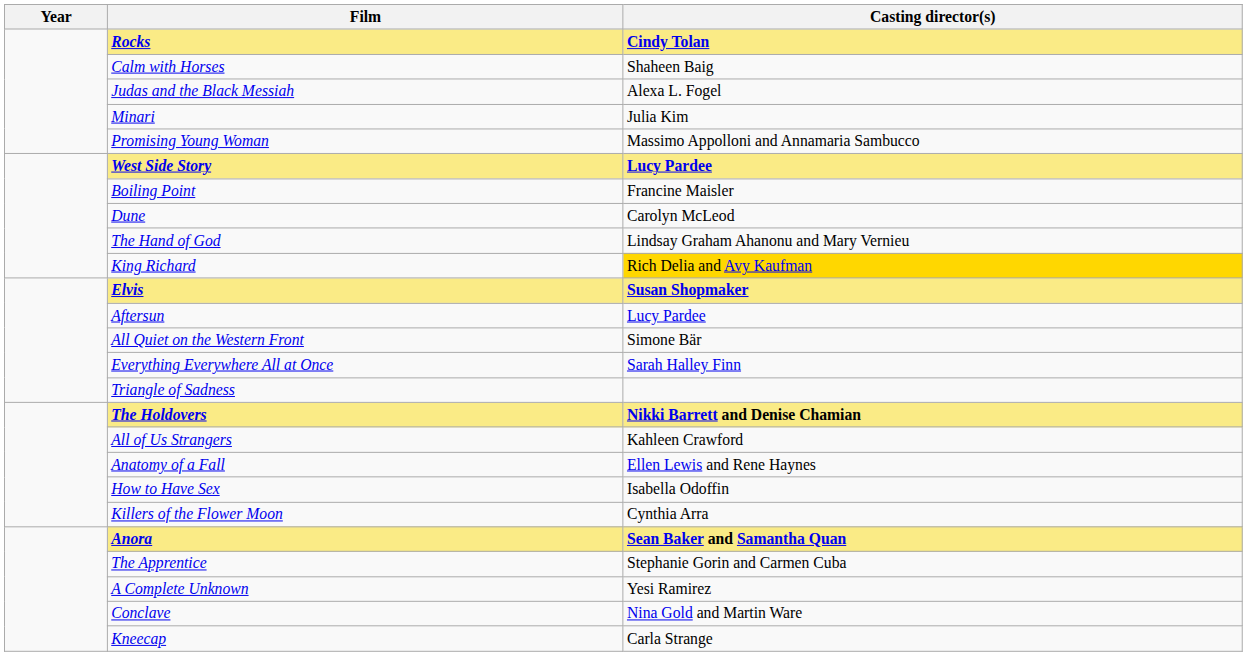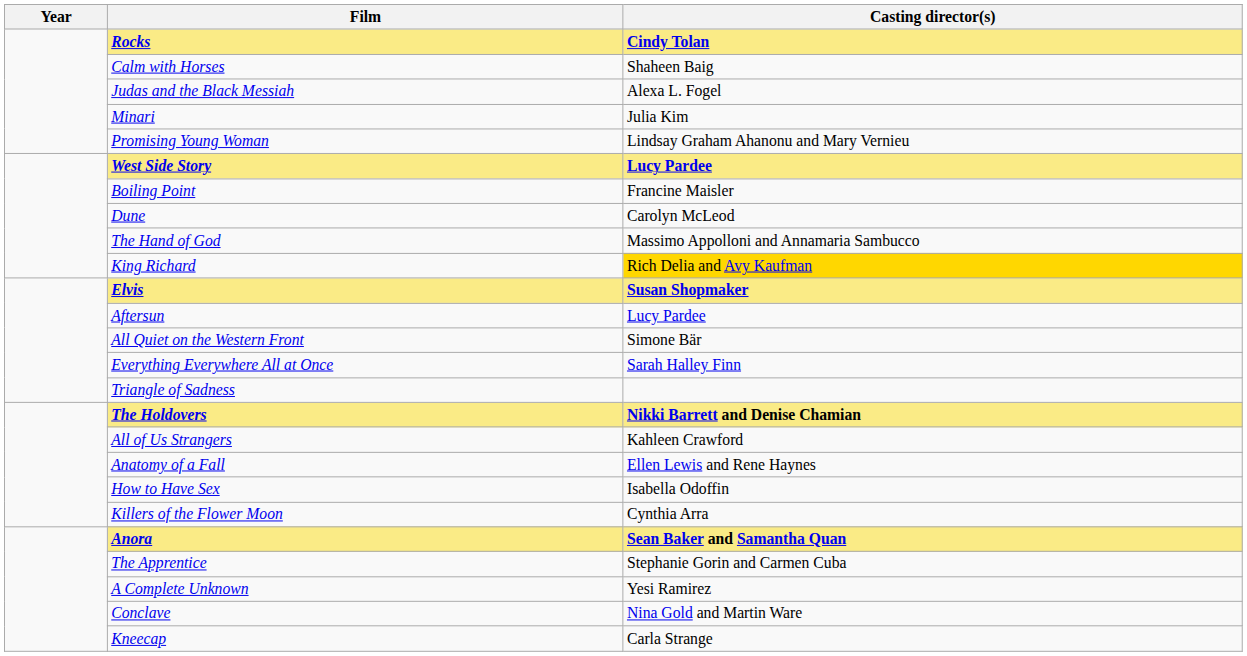(773, 141) Massimo Appolloni and Annamaria Sambucco -> (768, 141) Lindsay Graham Ahanonu and Mary Vernieu
(768, 240) Lindsay Graham Ahanonu and Mary Vernieu -> (773, 240) Massimo Appolloni and Annamaria Sambucco
